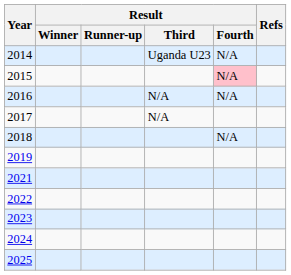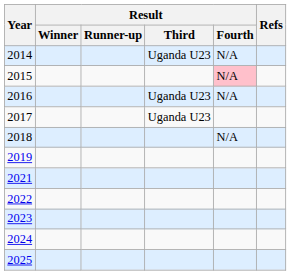(159, 96) N/A -> (179, 96) Uganda U23
(159, 117) N/A -> (179, 117) Uganda U23
